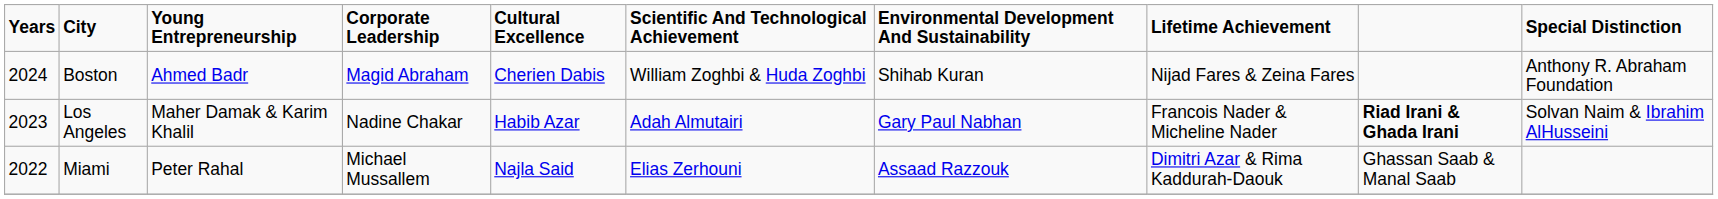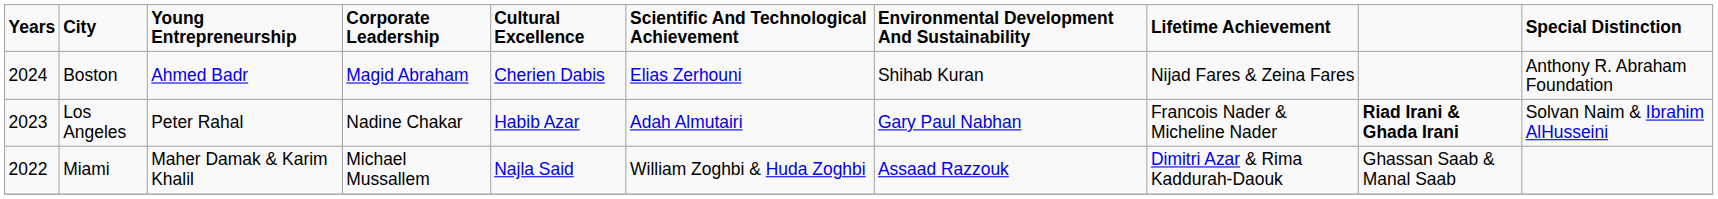(748, 75) William Zoghbi & Huda Zoghbi -> (686, 75) Elias Zerhouni
(239, 122) Maher Damak & Karim Khalil -> (197, 122) Peter Rahal
(197, 169) Peter Rahal -> (239, 169) Maher Damak & Karim Khalil
(686, 169) Elias Zerhouni -> (748, 169) William Zoghbi & Huda Zoghbi
